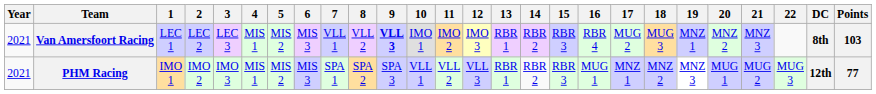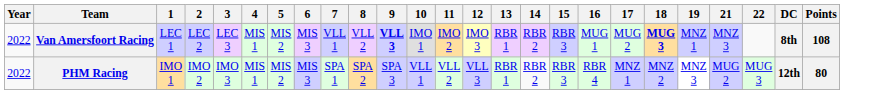- column: (725, 13)
(19, 39) 2021 -> (19, 39) 2022
(595, 39) RBR 4 -> (595, 39) MUG 1
(660, 39) normal -> (661, 39) bold
(853, 39) 103 -> (821, 39) 108
(19, 72) 2021 -> (19, 72) 2022
(595, 72) MUG 1 -> (595, 72) RBR 4
(853, 72) 77 -> (821, 72) 80
